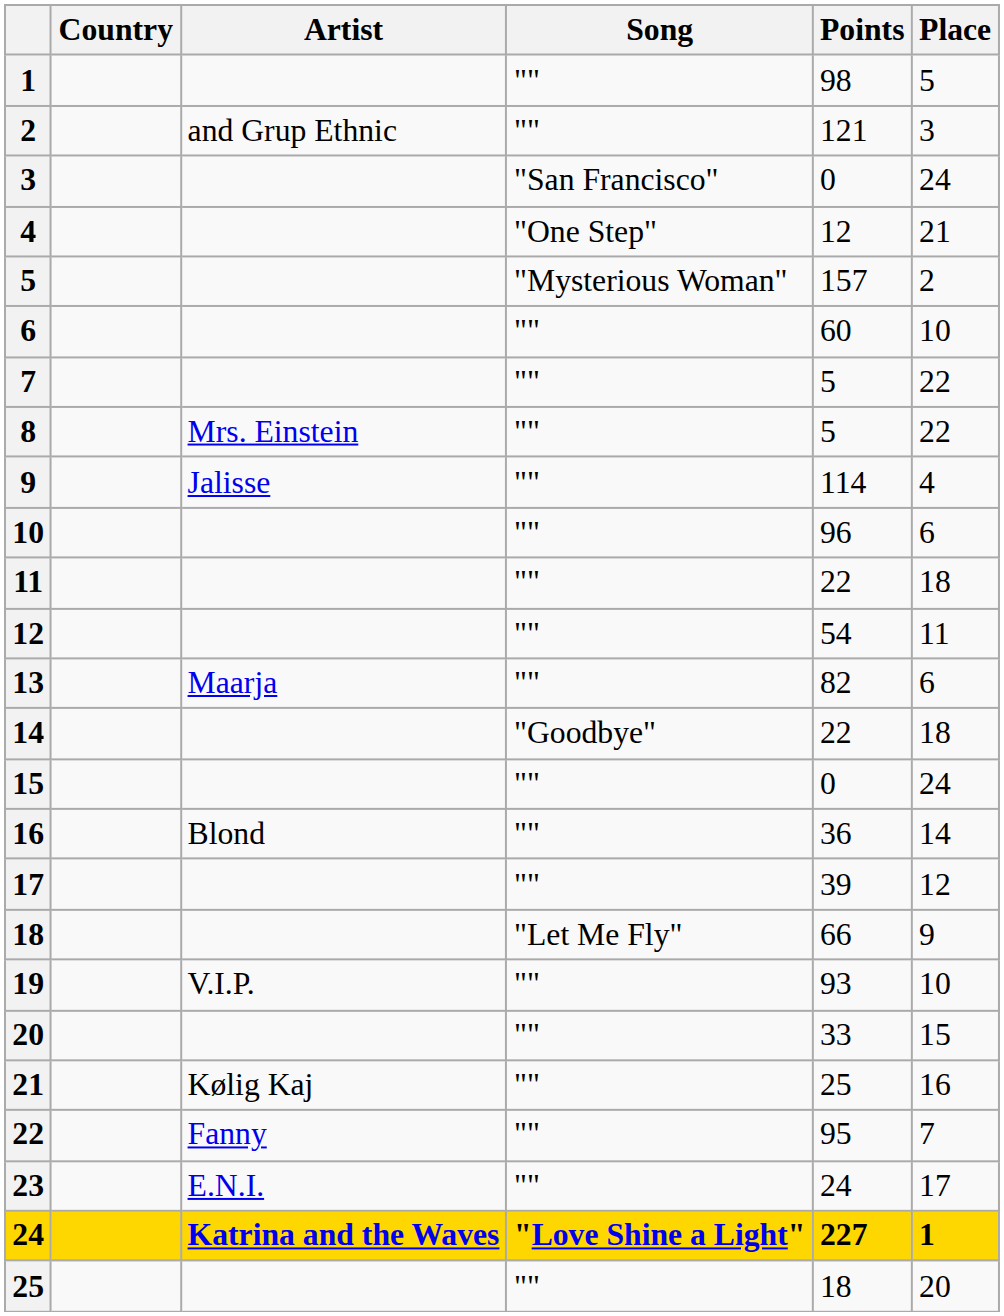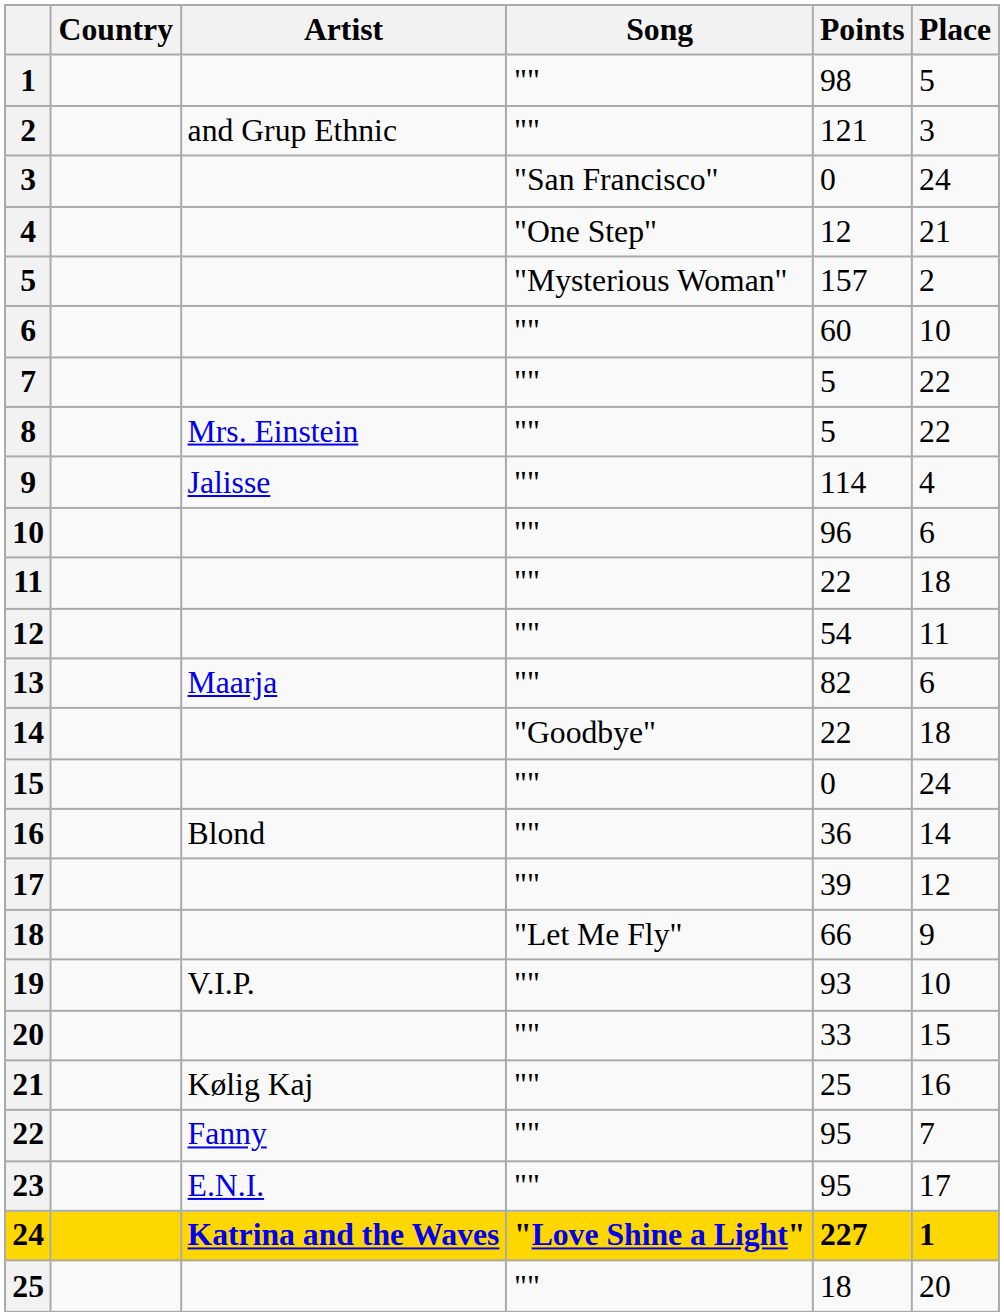(836, 1185) 24 -> (836, 1185) 95
